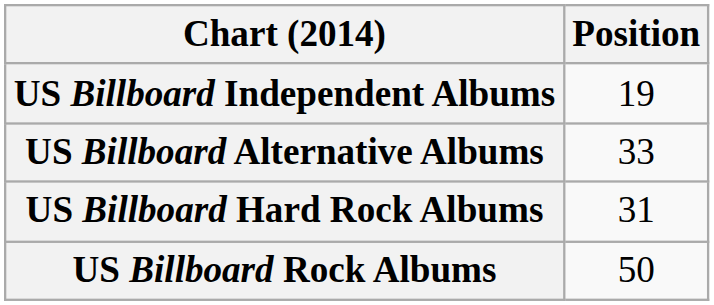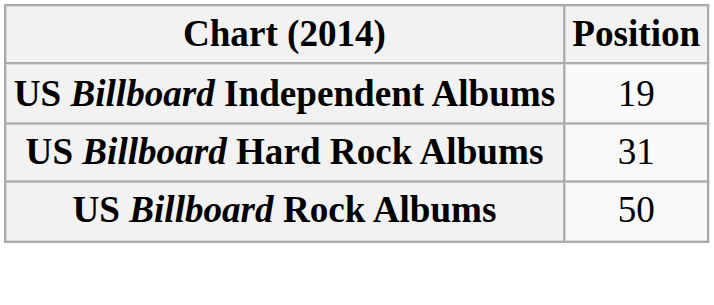- row: (284, 151)
